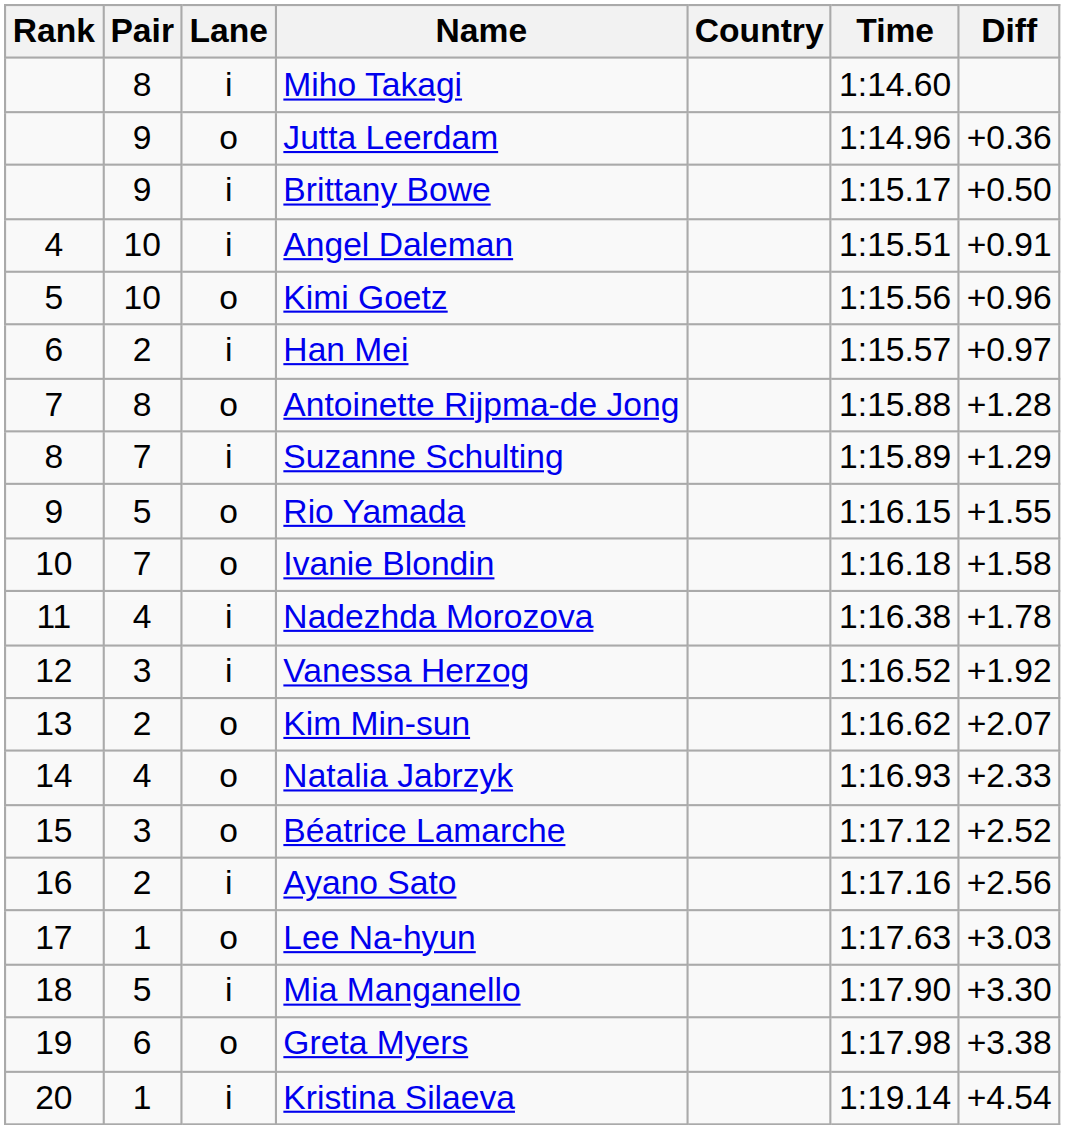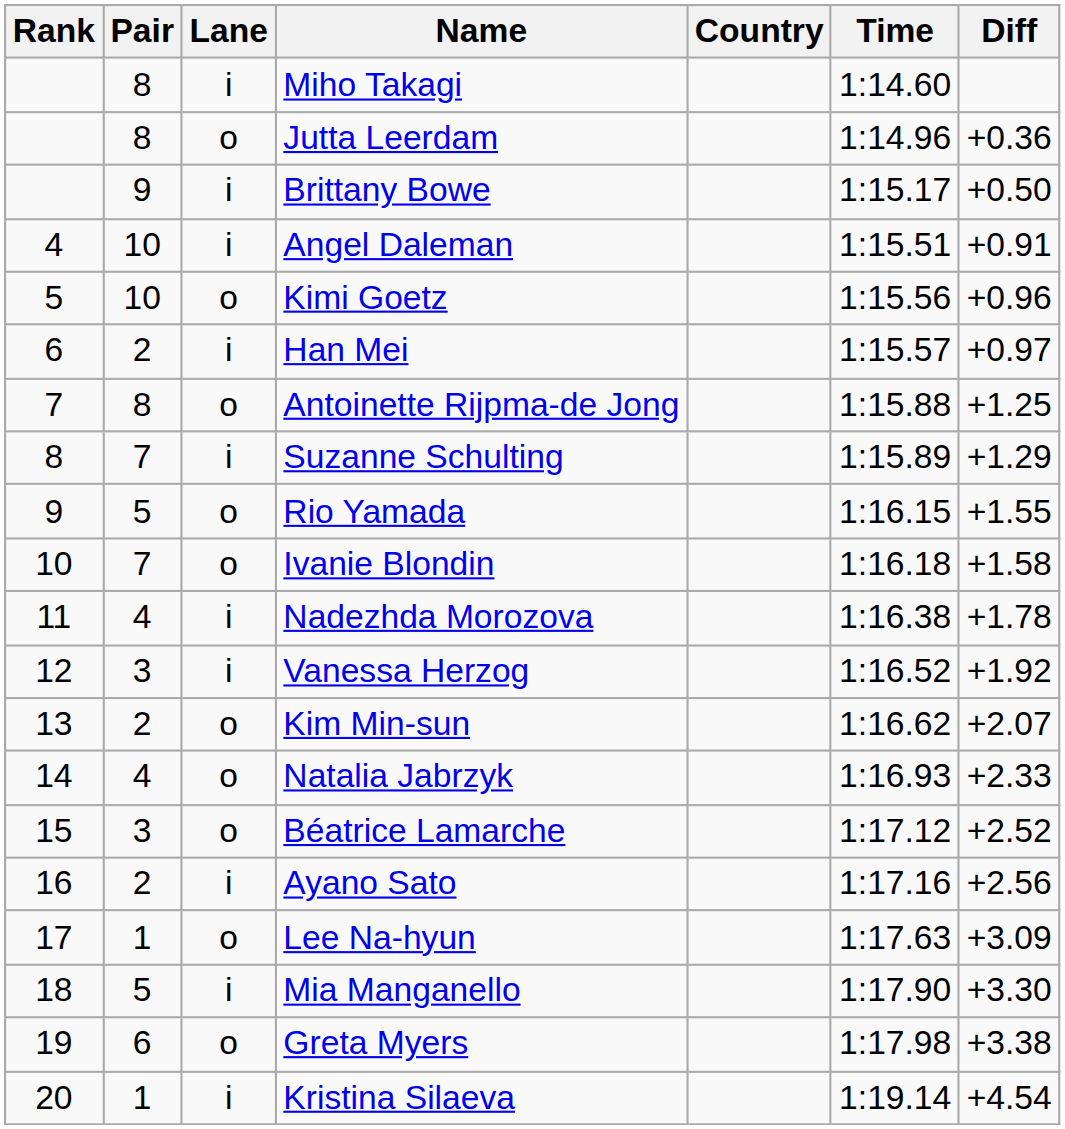(142, 137) 9 -> (142, 137) 8
(1009, 404) +1.28 -> (1009, 404) +1.25
(1009, 937) +3.03 -> (1009, 937) +3.09
